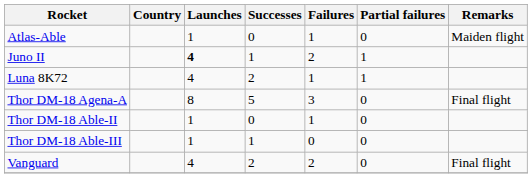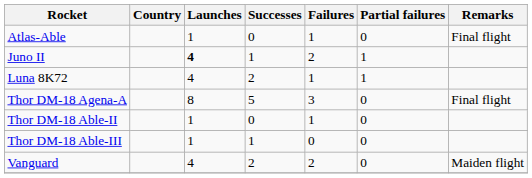(488, 36) Maiden flight -> (481, 36) Final flight
(481, 162) Final flight -> (488, 162) Maiden flight
